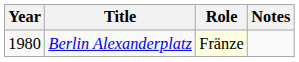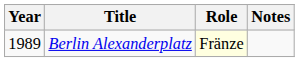(25, 43) 1980 -> (25, 43) 1989
